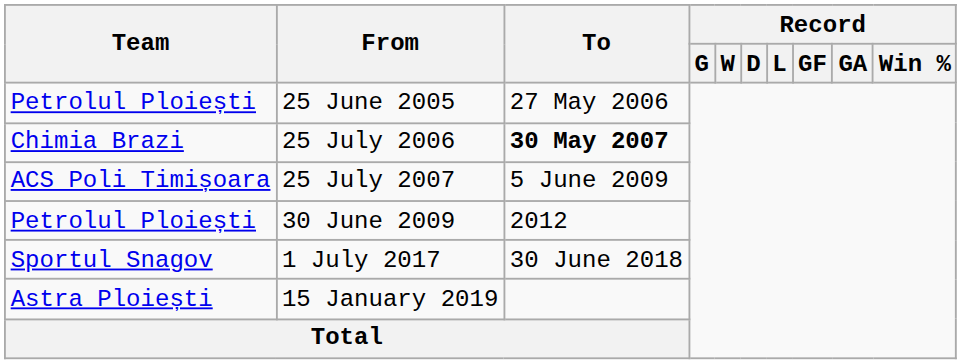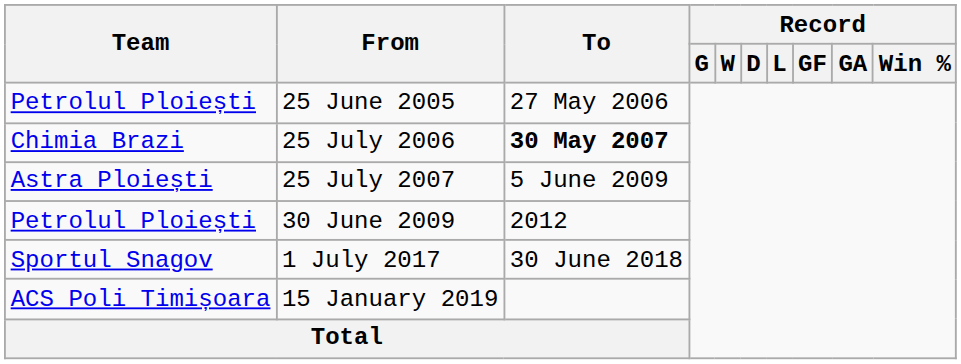(141, 181) ACS Poli Timișoara -> (112, 181) Astra Ploiești
(112, 299) Astra Ploiești -> (141, 299) ACS Poli Timișoara
